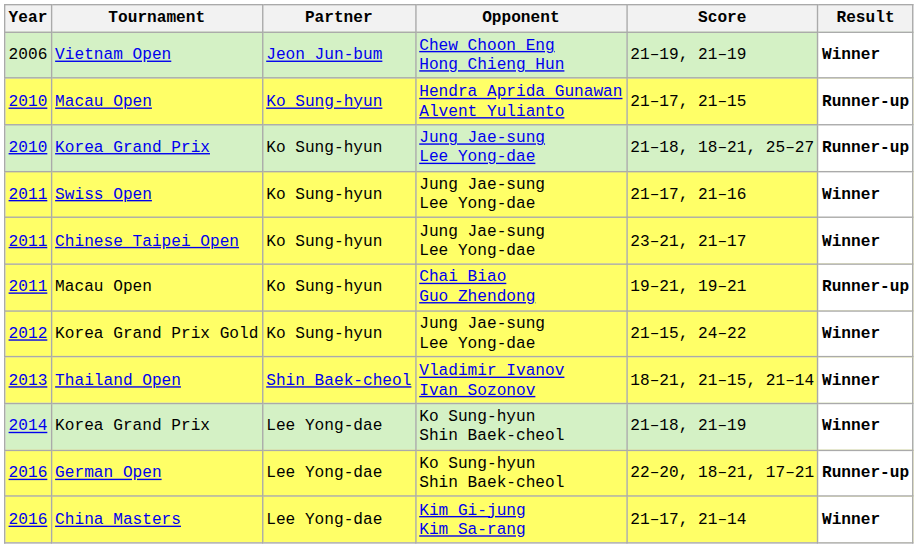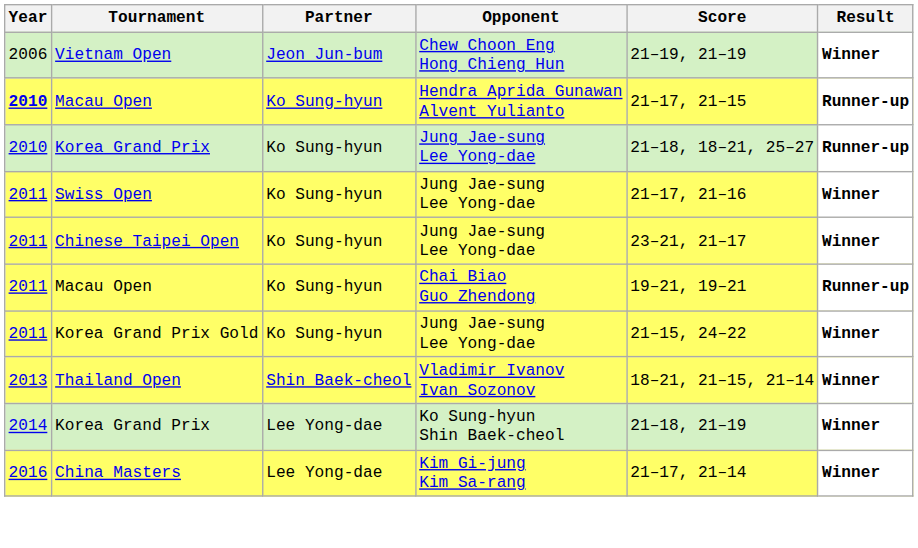(28, 101) normal -> (28, 101) bold
(28, 333) 2012 -> (28, 333) 2011
- row: (108, 473)
